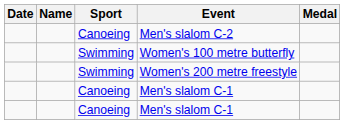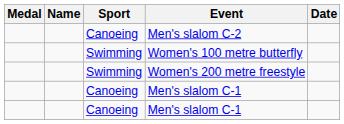columns swapped: (320, 14) <-> (20, 14)
